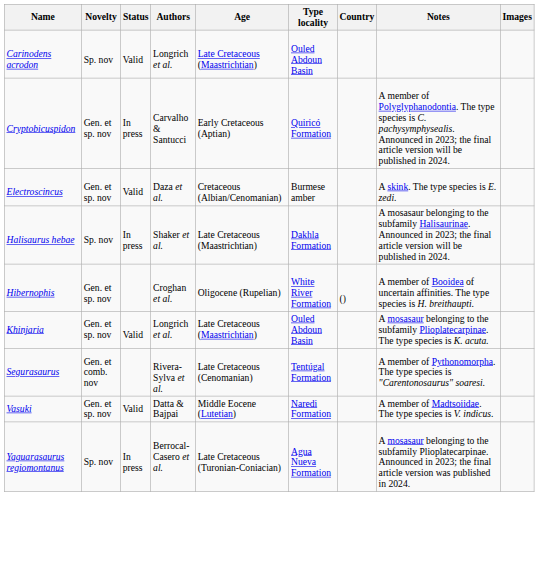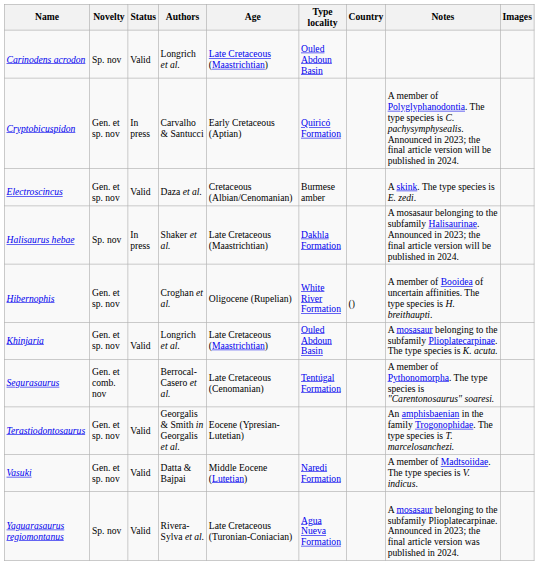(169, 377) Rivera-Sylva et al. -> (179, 383) Berrocal-Casero et al.
+ row: (46, 430)
(133, 462) In press -> (140, 531) Valid
(171, 456) Berrocal-Casero et al. -> (182, 531) Rivera-Sylva et al.
